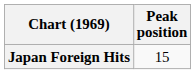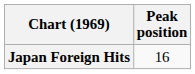(162, 56) 15 -> (162, 56) 16
